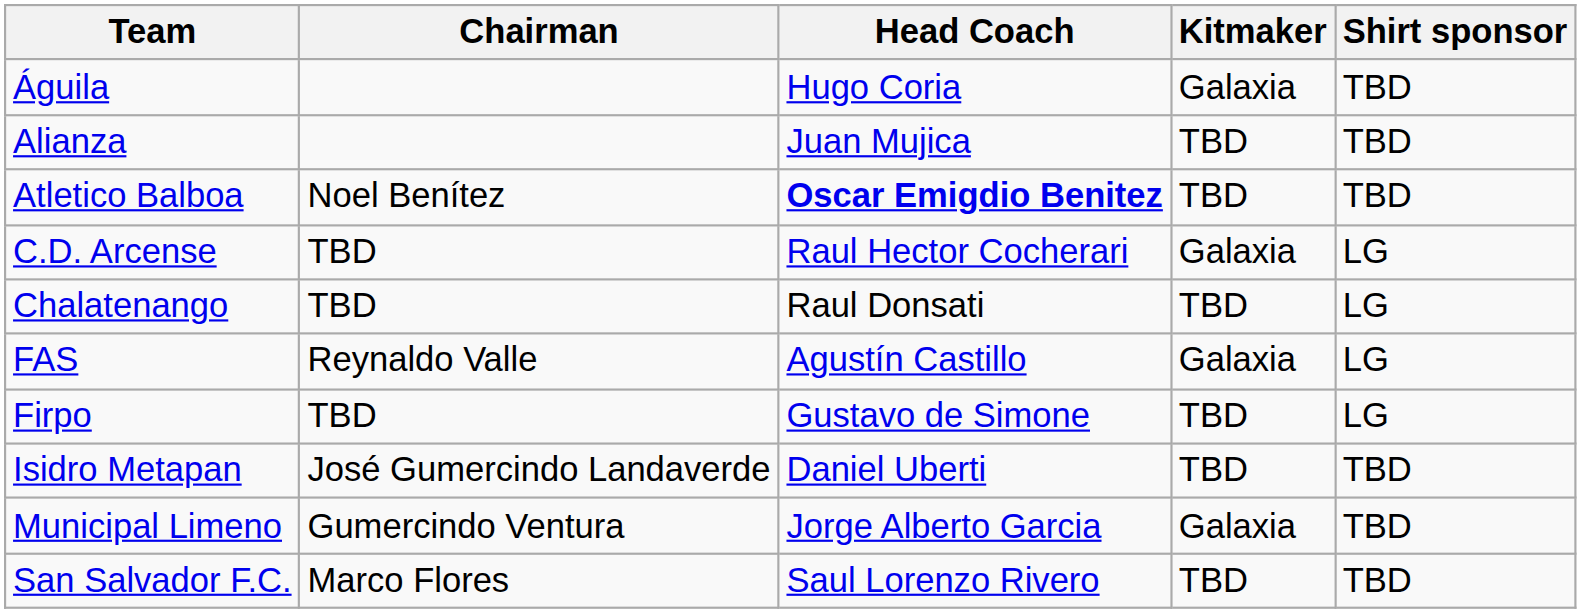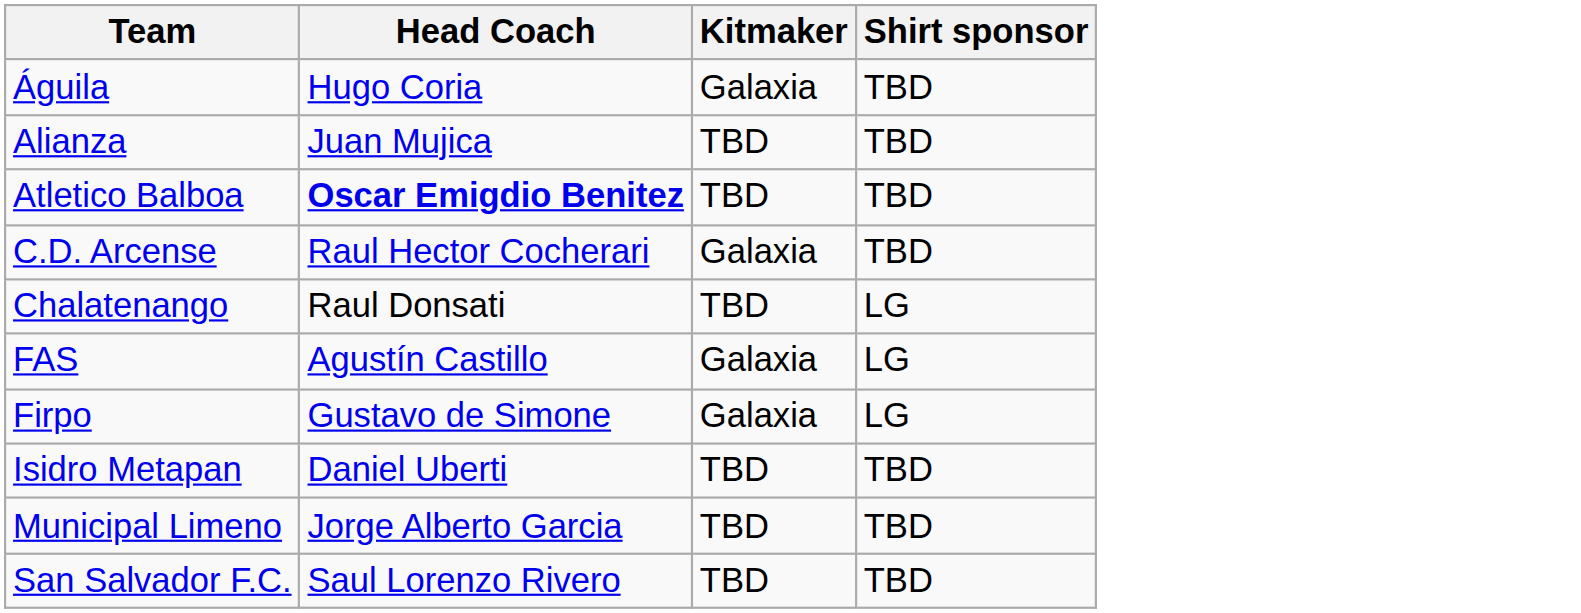- column: (539, 31)
(1366, 251) LG -> (898, 251) TBD
(1213, 415) TBD -> (758, 415) Galaxia
(1237, 525) Galaxia -> (734, 525) TBD
